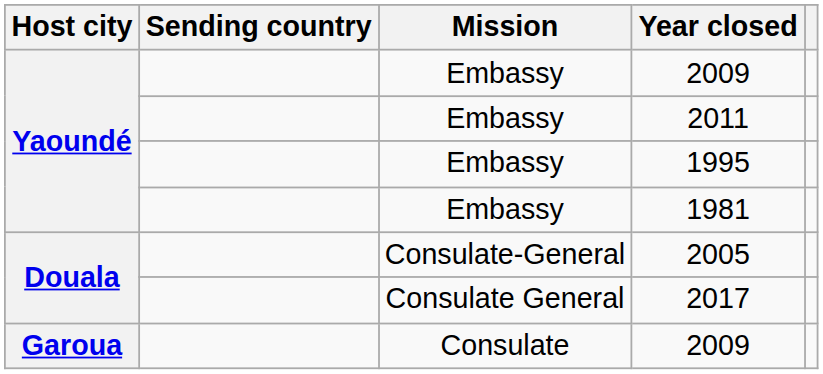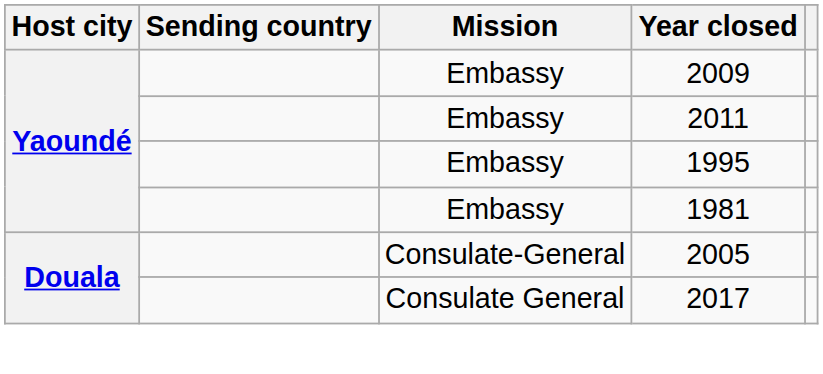- row: (505, 345)
